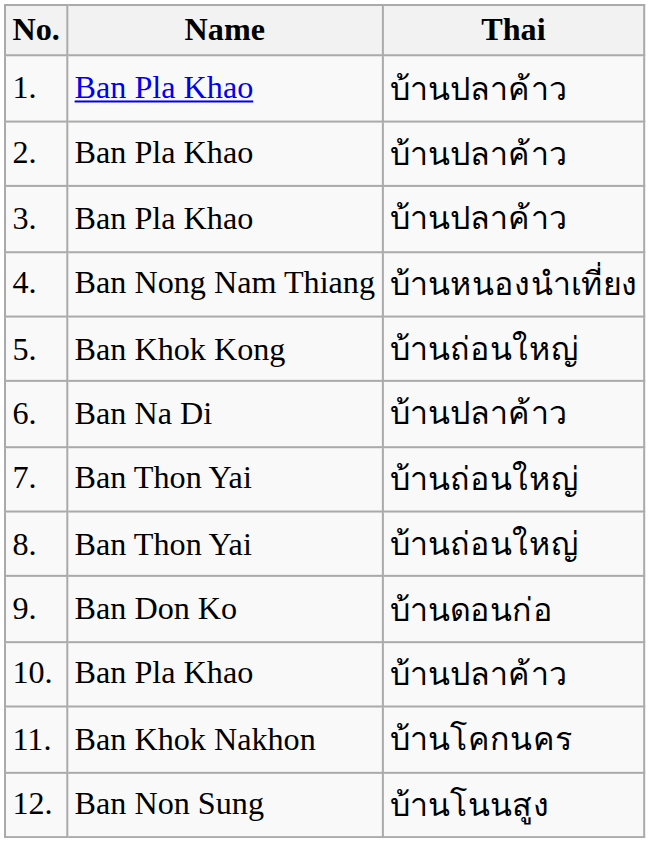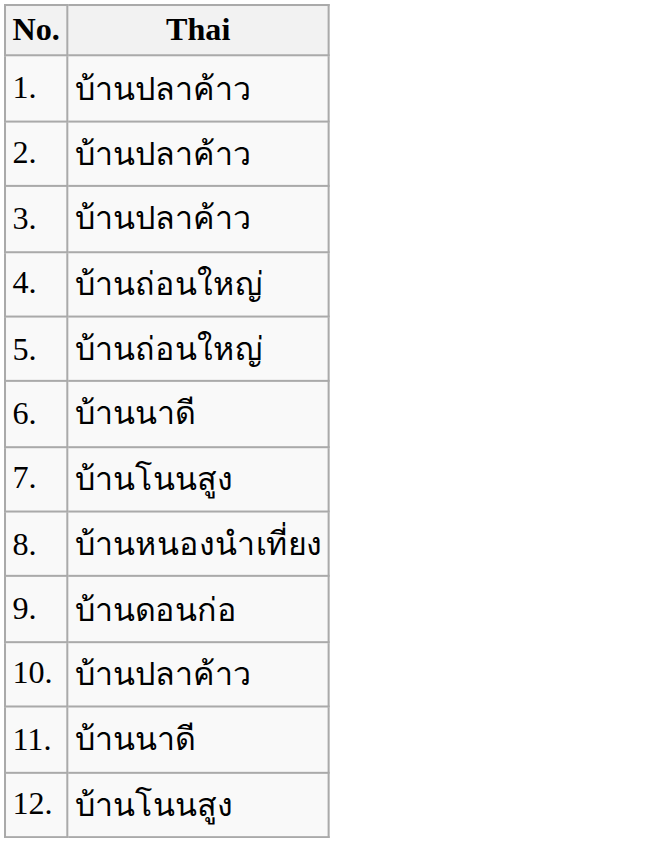- column: (225, 30)
(513, 284) บ้านหนองนำเที่ยง -> (169, 284) บ้านถ่อนใหญ่
(478, 414) บ้านปลาค้าว -> (135, 414) บ้านนาดี
(484, 479) บ้านถ่อนใหญ่ -> (154, 479) บ้านโนนสูง
(484, 544) บ้านถ่อนใหญ่ -> (198, 544) บ้านหนองนำเที่ยง
(481, 739) บ้านโคกนคร -> (135, 739) บ้านนาดี
